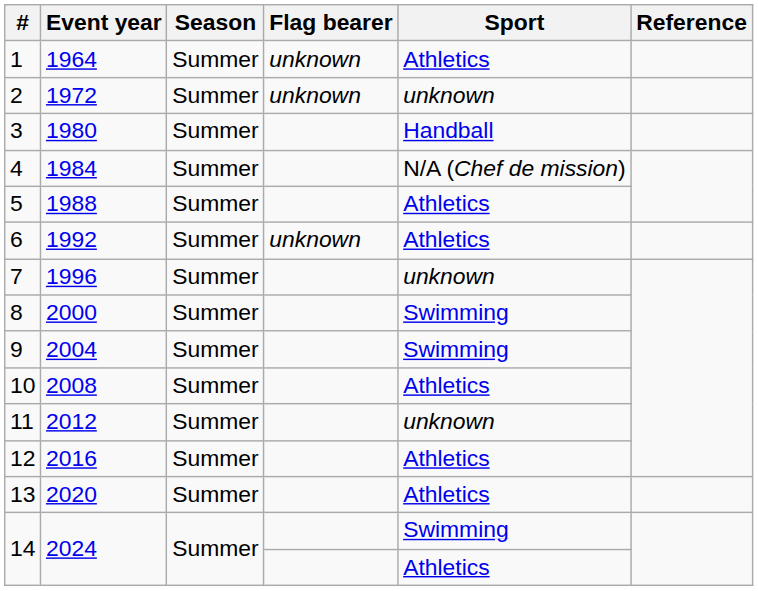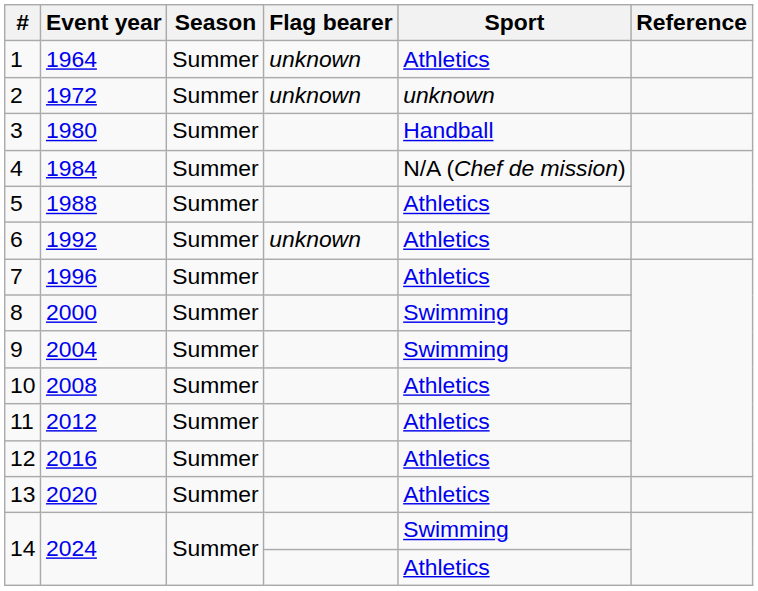(449, 276) unknown -> (446, 276) Athletics
(449, 421) unknown -> (446, 421) Athletics
